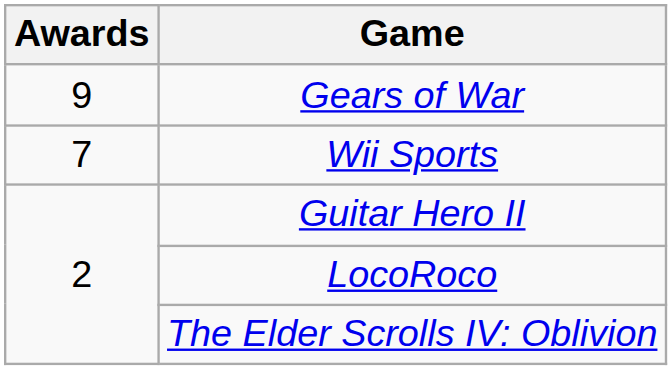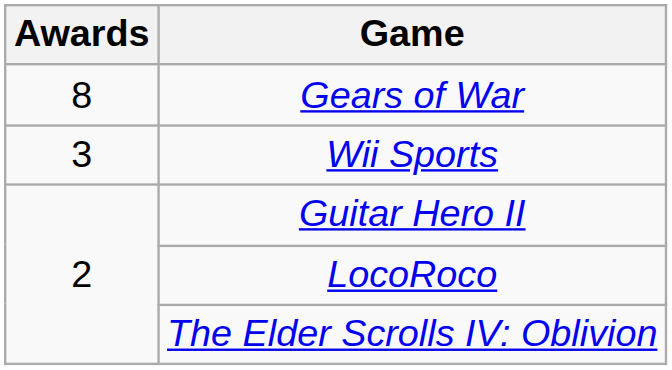(82, 94) 9 -> (82, 94) 8
(82, 154) 7 -> (82, 154) 3
